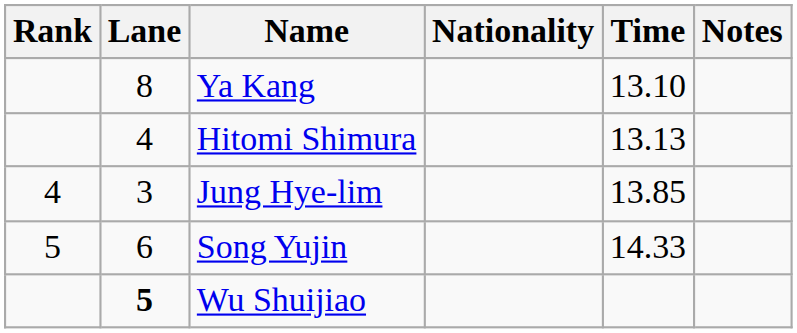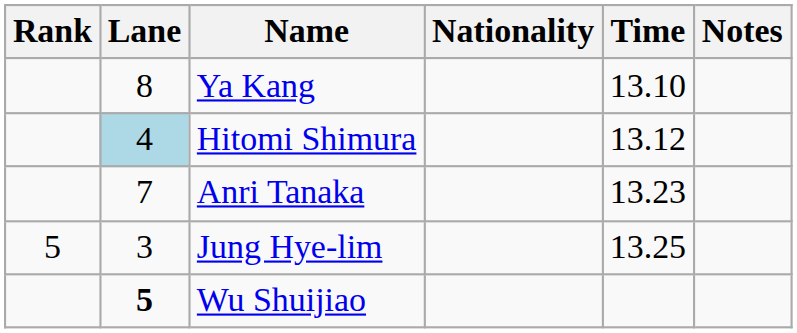(144, 138) no background -> (144, 138) lightblue background
(648, 138) 13.13 -> (648, 138) 13.12
+ row: (281, 192)
(52, 192) 4 -> (52, 246) 5
(648, 192) 13.85 -> (648, 246) 13.25
- row: (272, 246)
